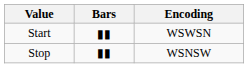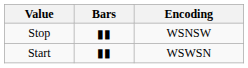rows swapped: (39, 33) <-> (39, 53)
